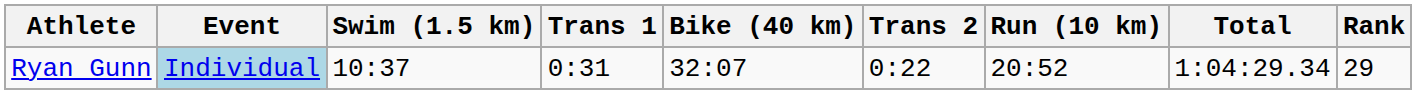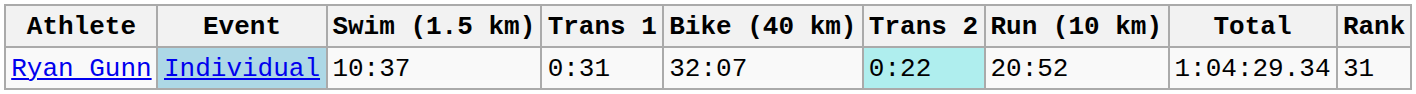(900, 69) no background -> (900, 69) paleturquoise background
(1358, 69) 29 -> (1358, 69) 31
